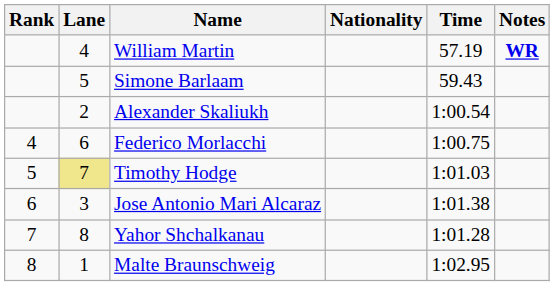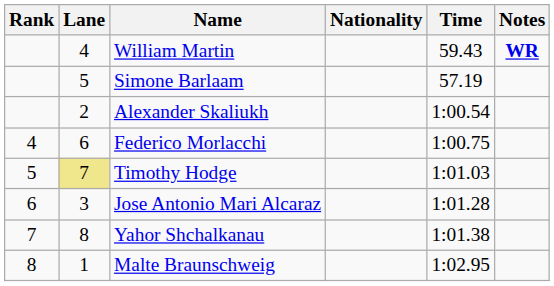(461, 50) 57.19 -> (461, 50) 59.43
(461, 81) 59.43 -> (461, 81) 57.19
(461, 204) 1:01.38 -> (461, 204) 1:01.28
(461, 234) 1:01.28 -> (461, 234) 1:01.38
